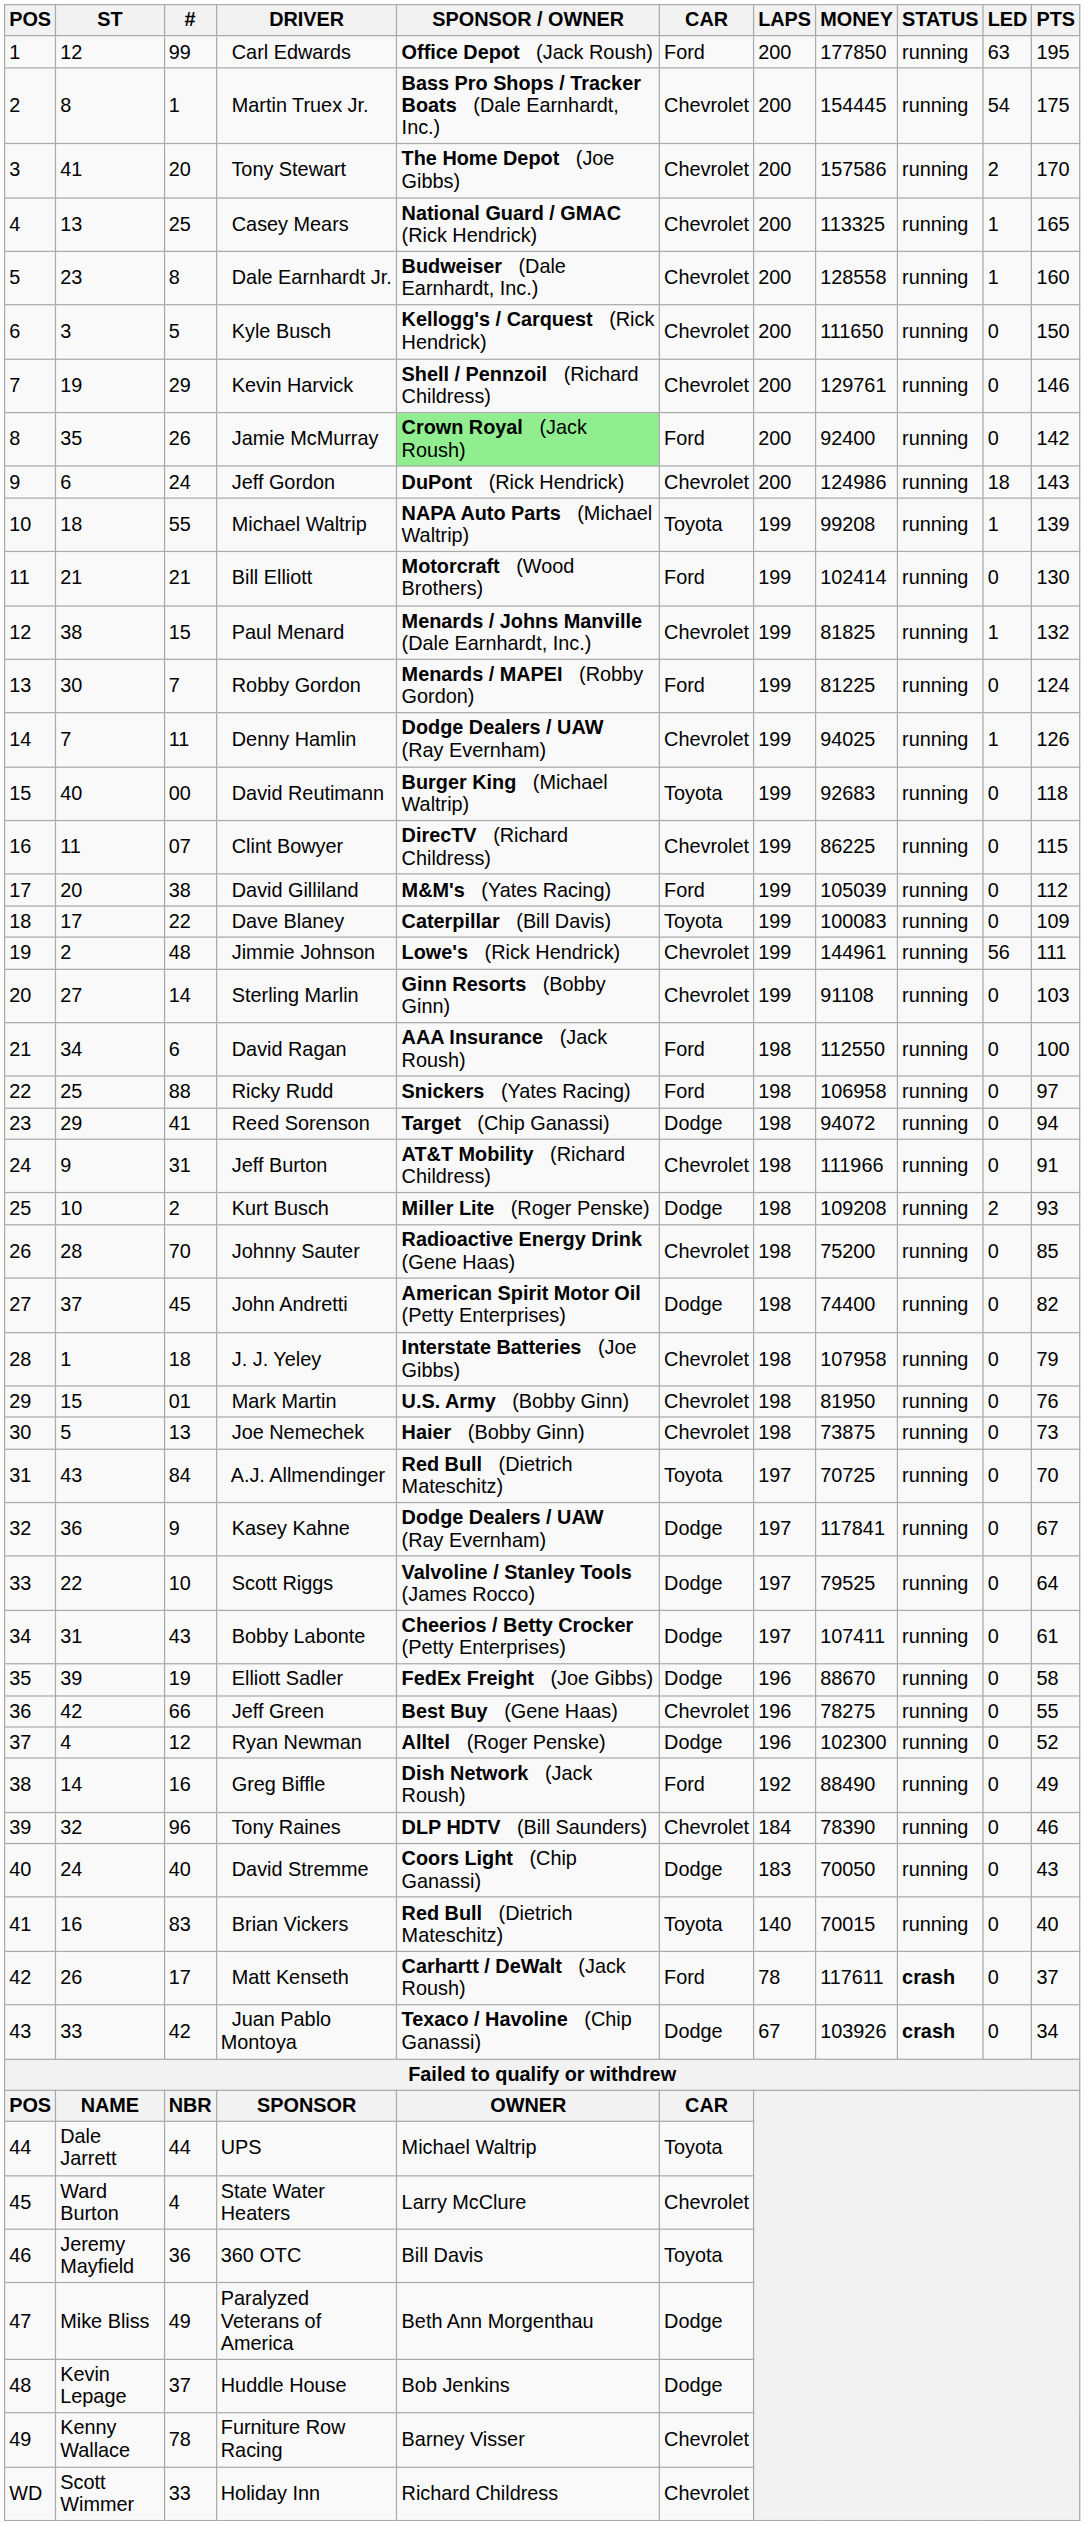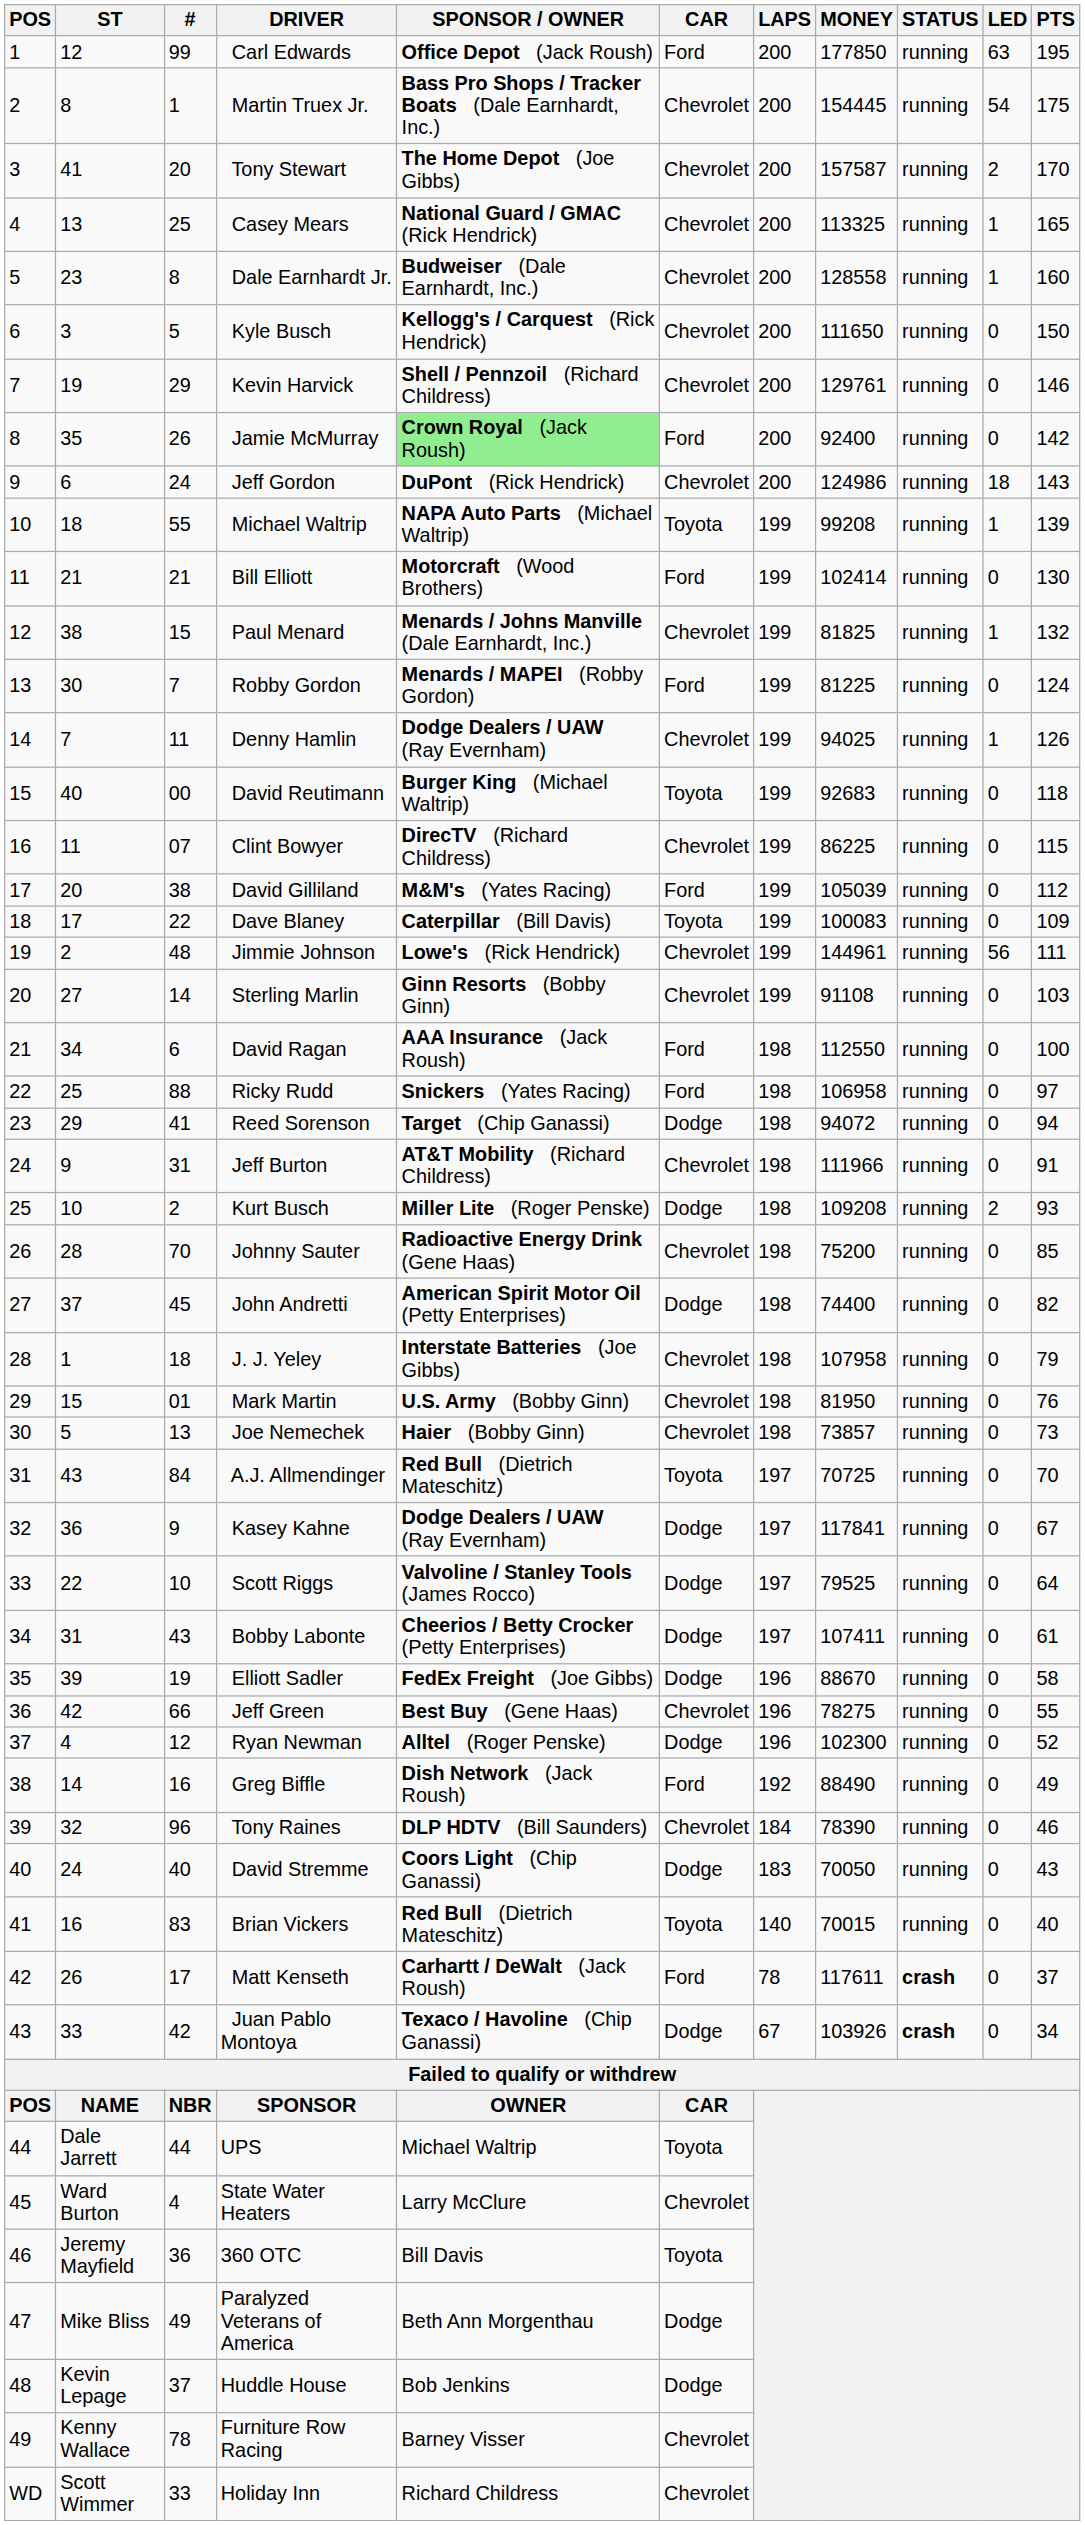(853, 170) 157586 -> (853, 170) 157587
(848, 1432) 73875 -> (848, 1432) 73857
